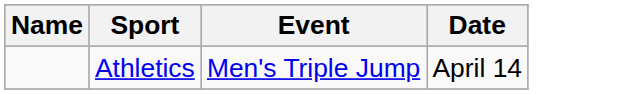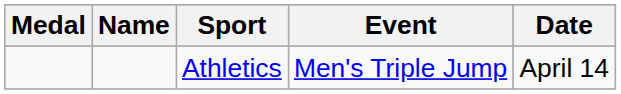+ column: (48, 25)
